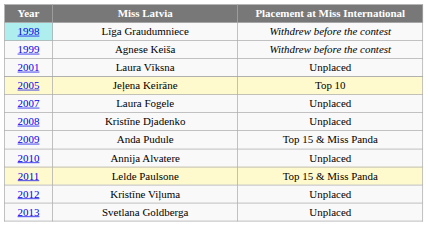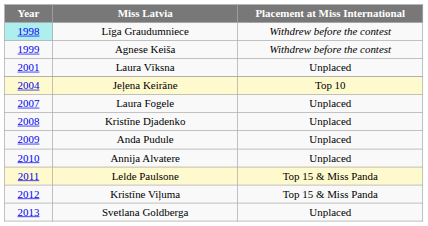(29, 85) 2005 -> (29, 85) 2004
(330, 140) Top 15 & Miss Panda -> (330, 140) Unplaced
(330, 194) Unplaced -> (330, 194) Top 15 & Miss Panda
